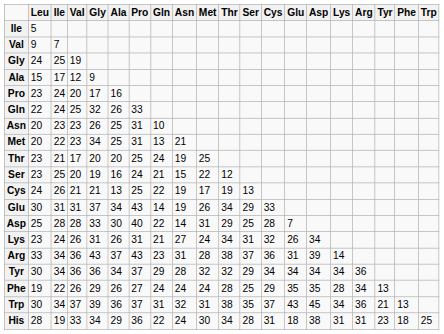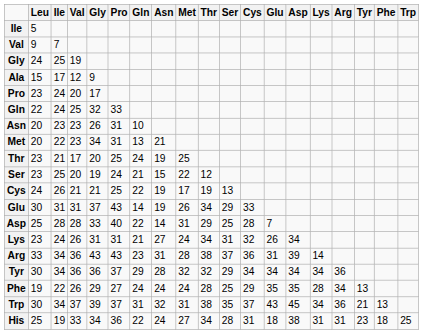- column: (119, 12)
(36, 321) 28 -> (36, 321) 25
(205, 321) 30 -> (184, 321) 27
